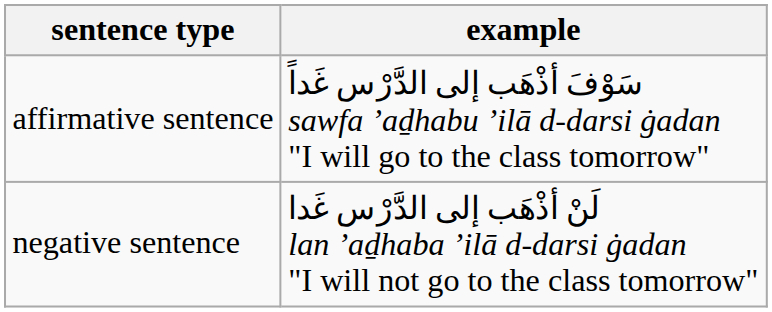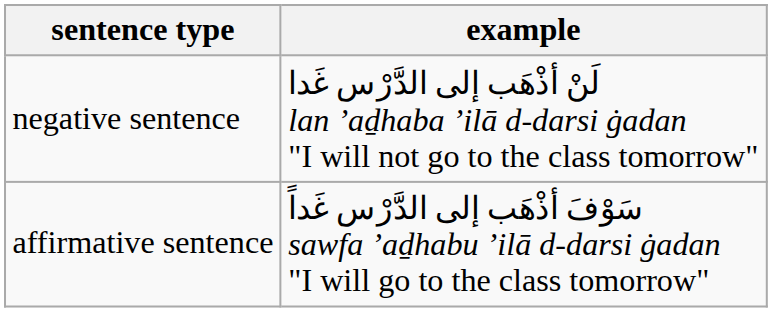rows swapped: (143, 118) <-> (126, 243)
